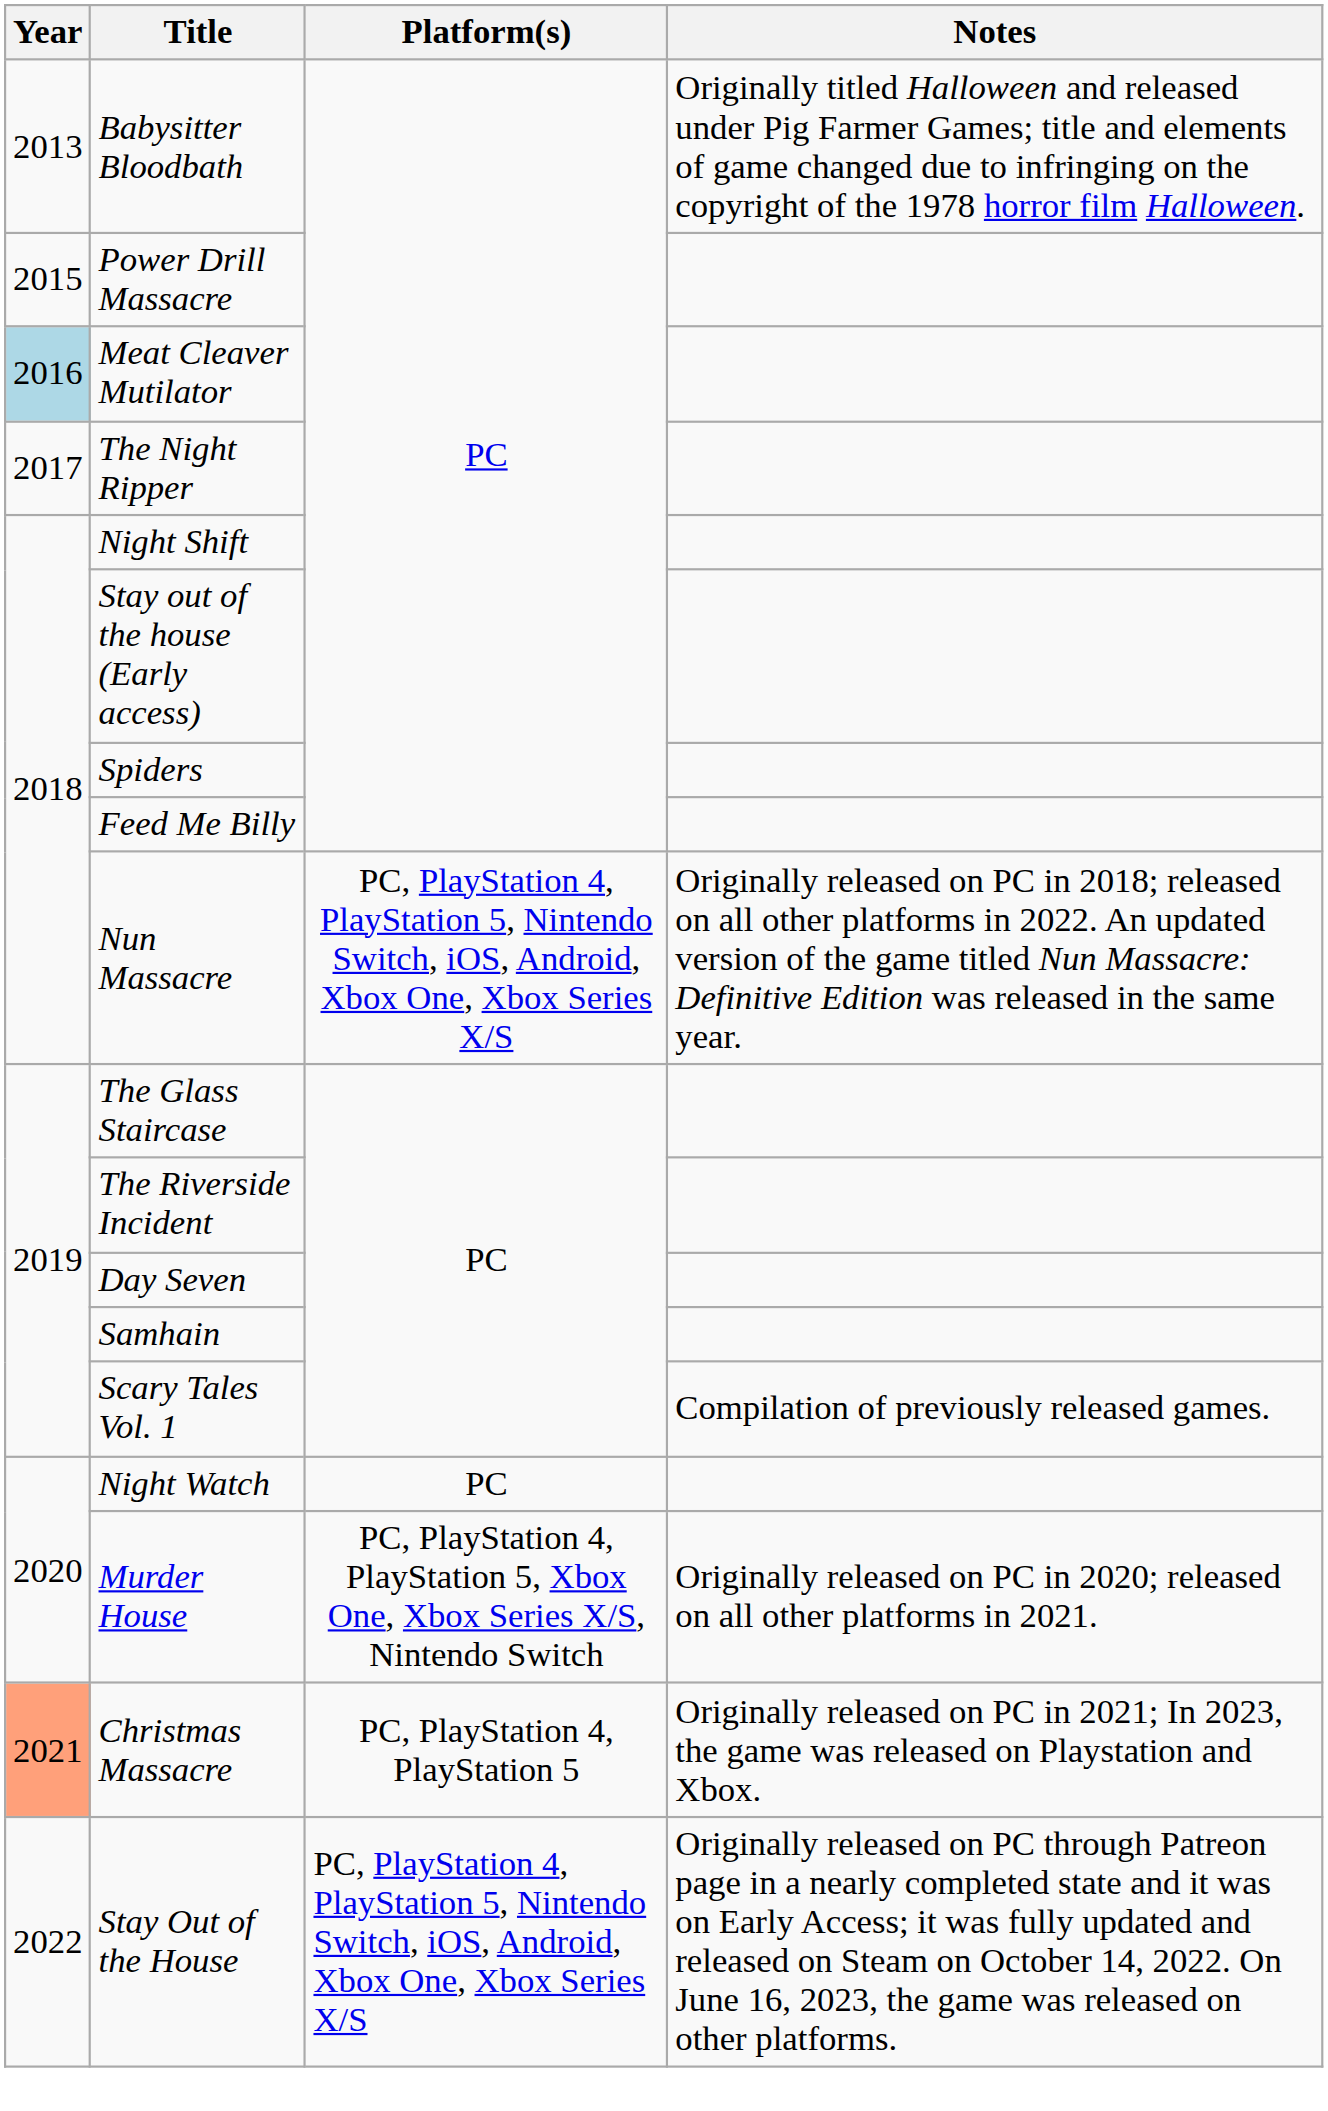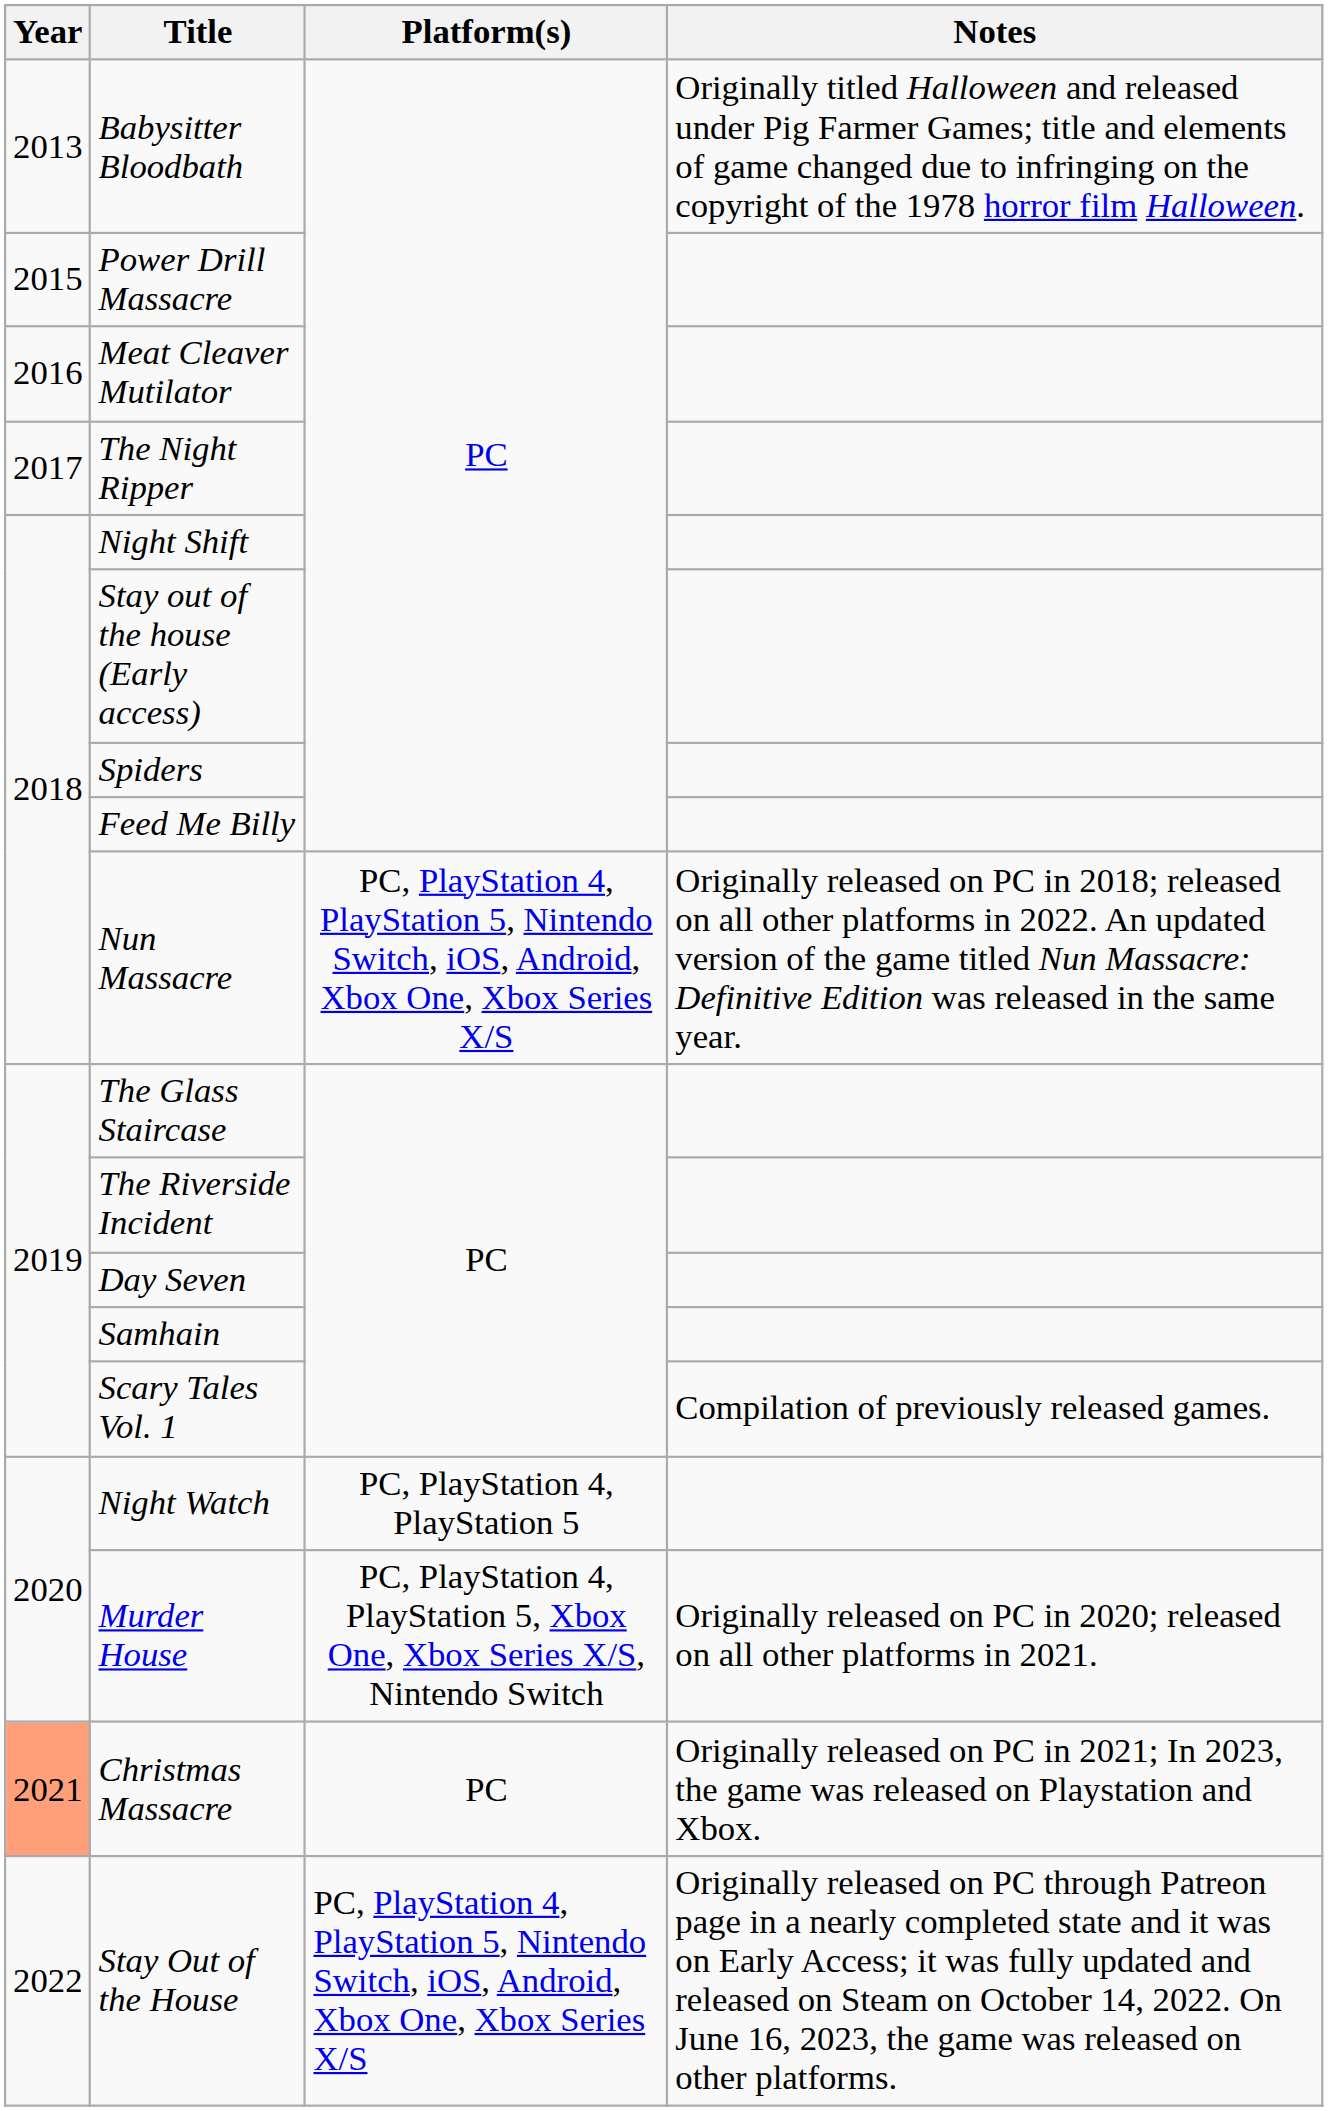(48, 372) lightblue background -> (48, 372) no background
(486, 1482) PC -> (486, 1502) PC, PlayStation 4, PlayStation 5
(486, 1749) PC, PlayStation 4, PlayStation 5 -> (486, 1788) PC
